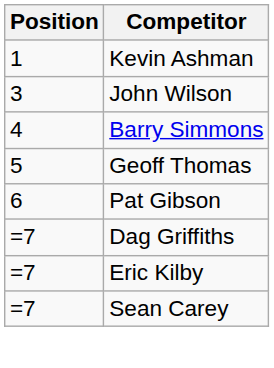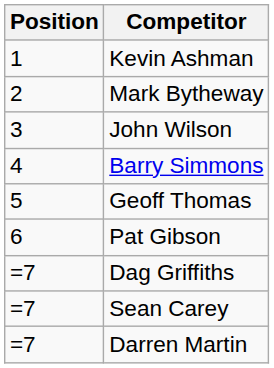+ row: (186, 93)
- row: (156, 272)
+ row: (178, 344)
